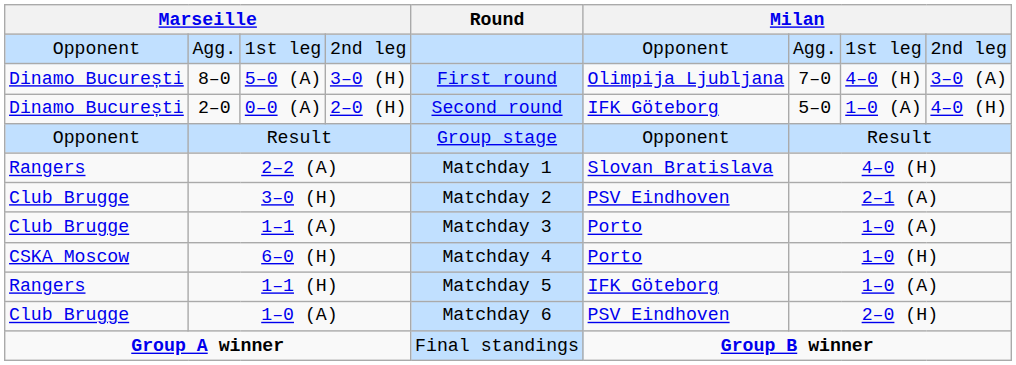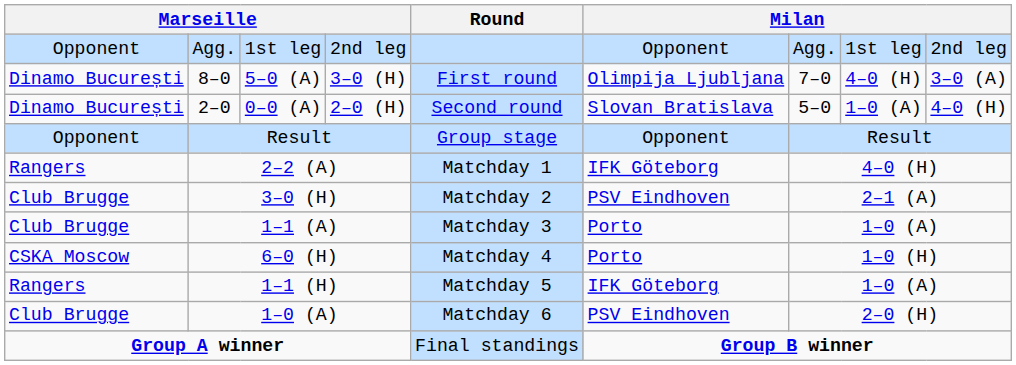(653, 109) IFK Göteborg -> (680, 109) Slovan Bratislava
(680, 168) Slovan Bratislava -> (653, 168) IFK Göteborg
